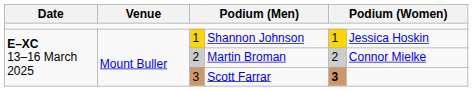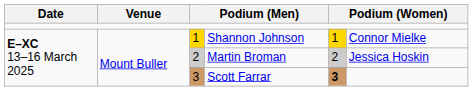(389, 38) Jessica Hoskin -> (388, 38) Connor Mielke
(388, 57) Connor Mielke -> (389, 57) Jessica Hoskin
